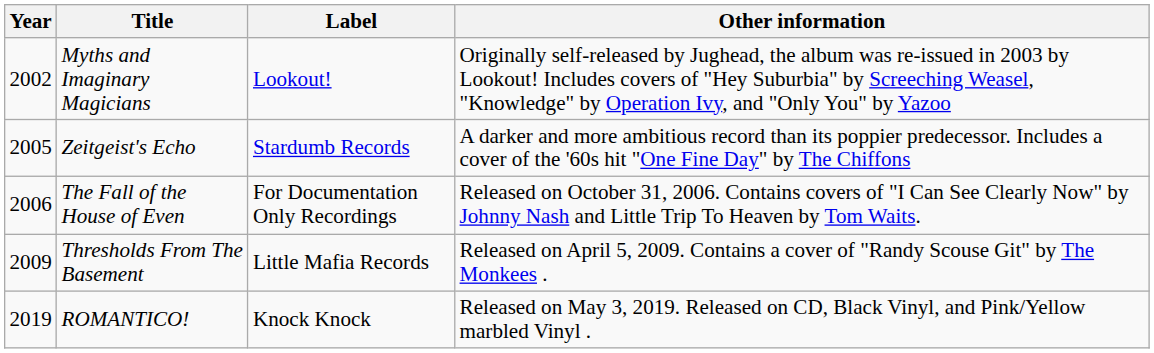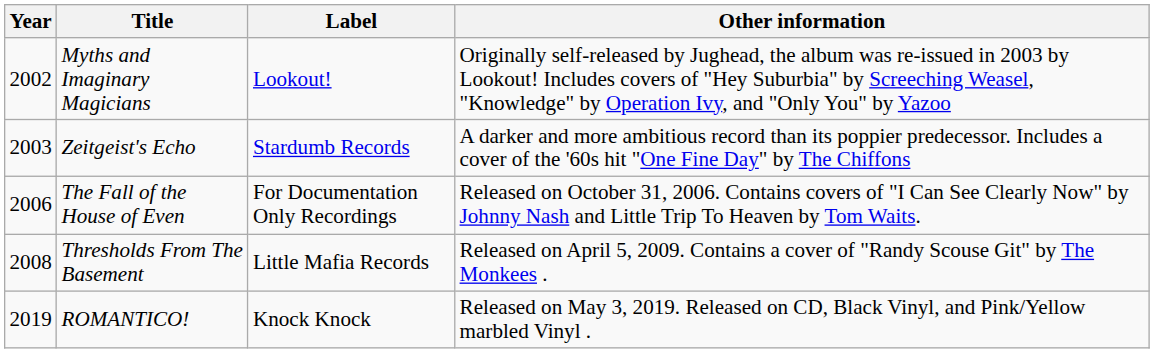(31, 147) 2005 -> (31, 147) 2003
(31, 262) 2009 -> (31, 262) 2008
